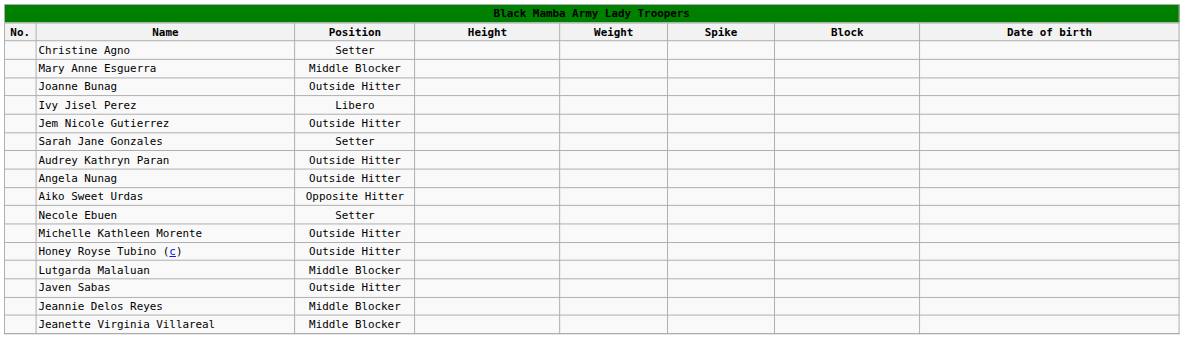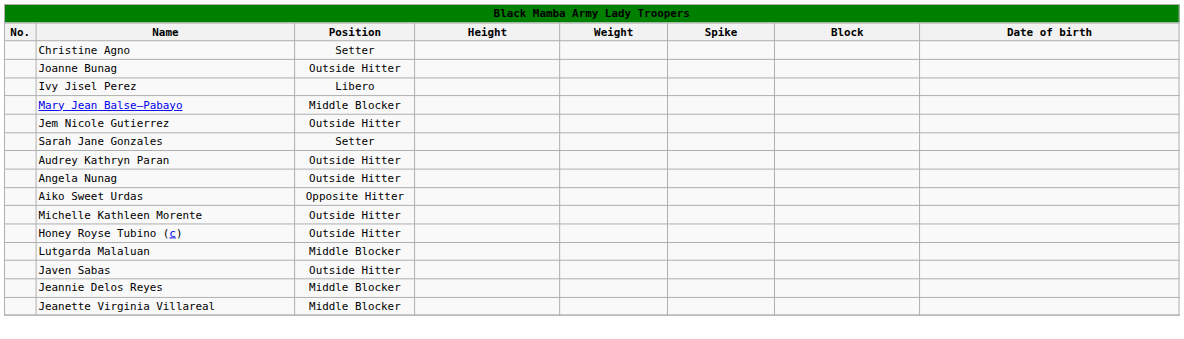- row: (97, 68)
+ row: (110, 105)
- row: (78, 214)
